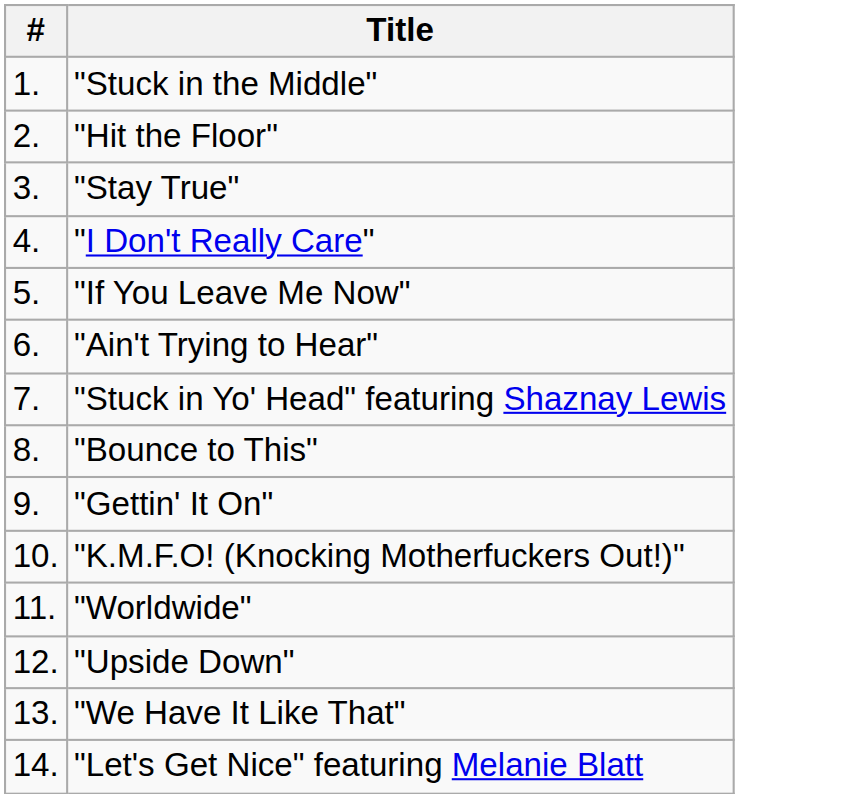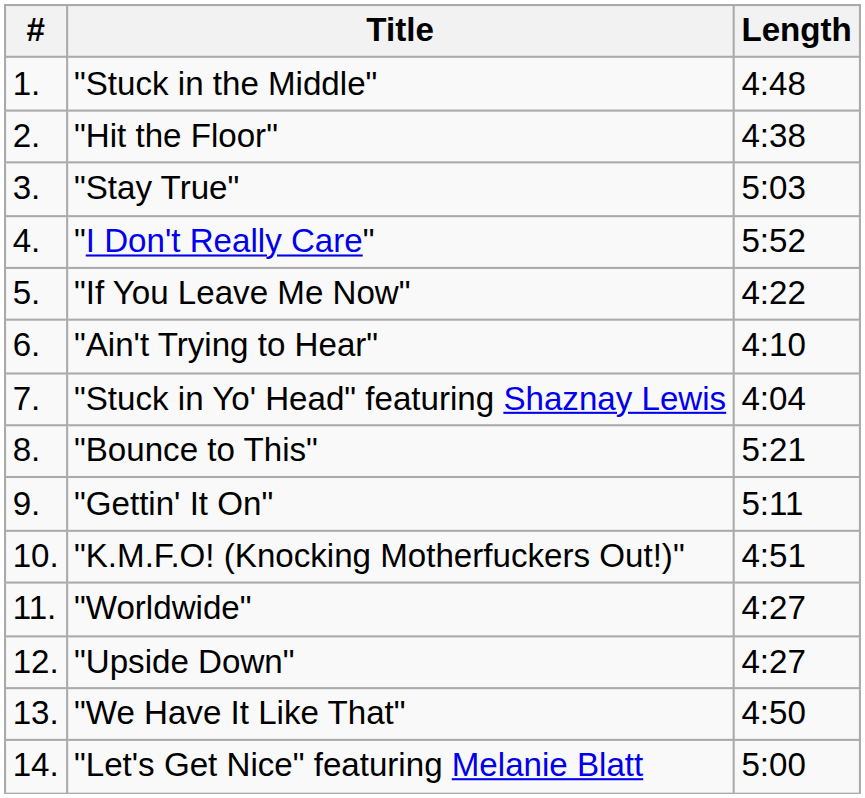+ column: (797, 30)
